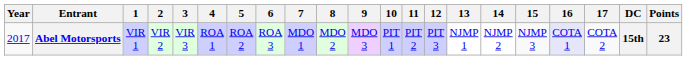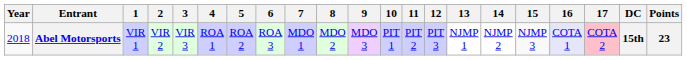(18, 38) 2017 -> (18, 38) 2018
(602, 38) no background -> (602, 38) pink background
